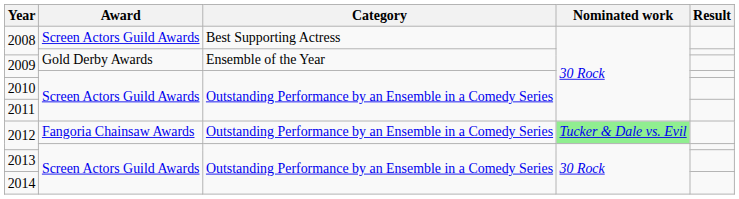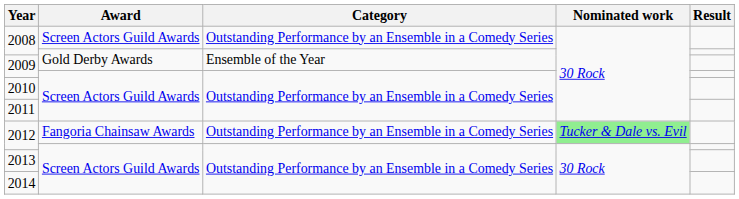(273, 37) Best Supporting Actress -> (380, 37) Outstanding Performance by an Ensemble in a Comedy Series
